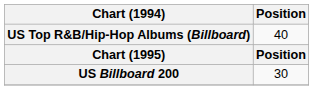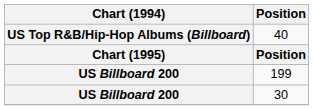+ row: (281, 74)
